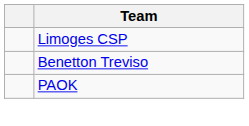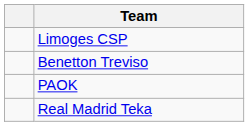+ row: (95, 109)
